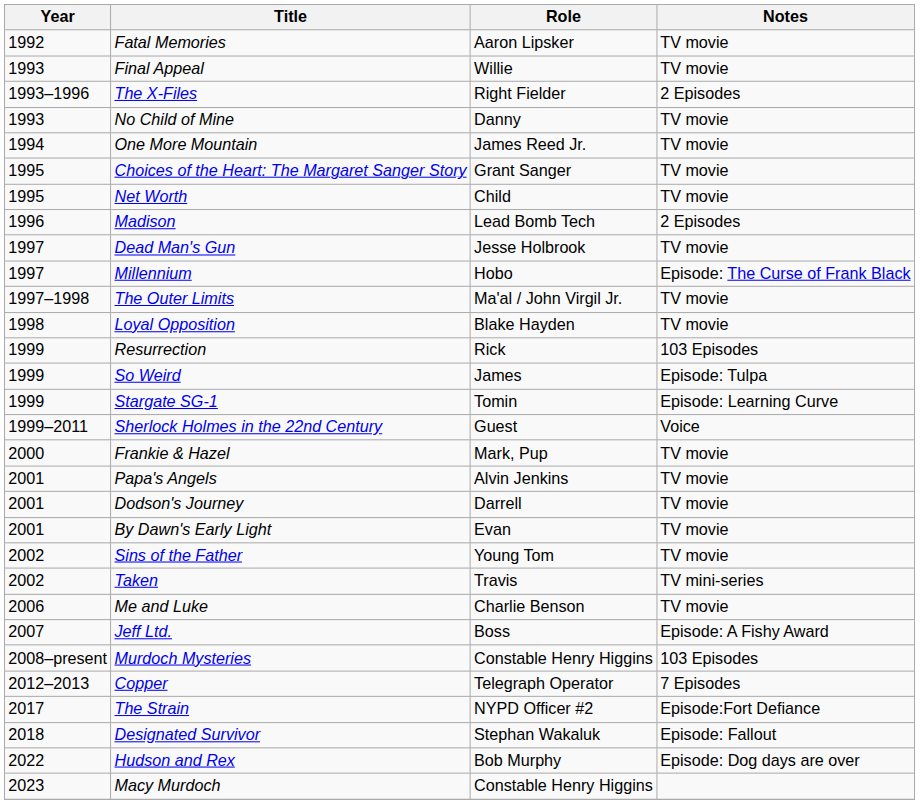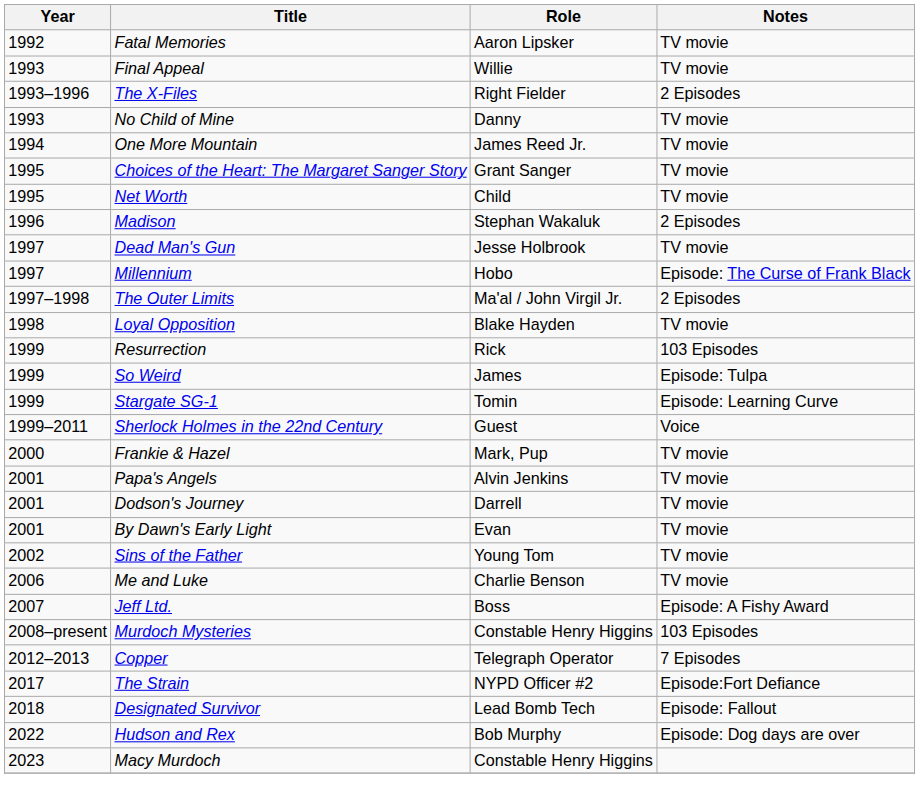(535, 222) Lead Bomb Tech -> (537, 222) Stephan Wakaluk
(694, 299) TV movie -> (700, 299) 2 Episodes
- row: (136, 581)
(537, 734) Stephan Wakaluk -> (535, 709) Lead Bomb Tech
